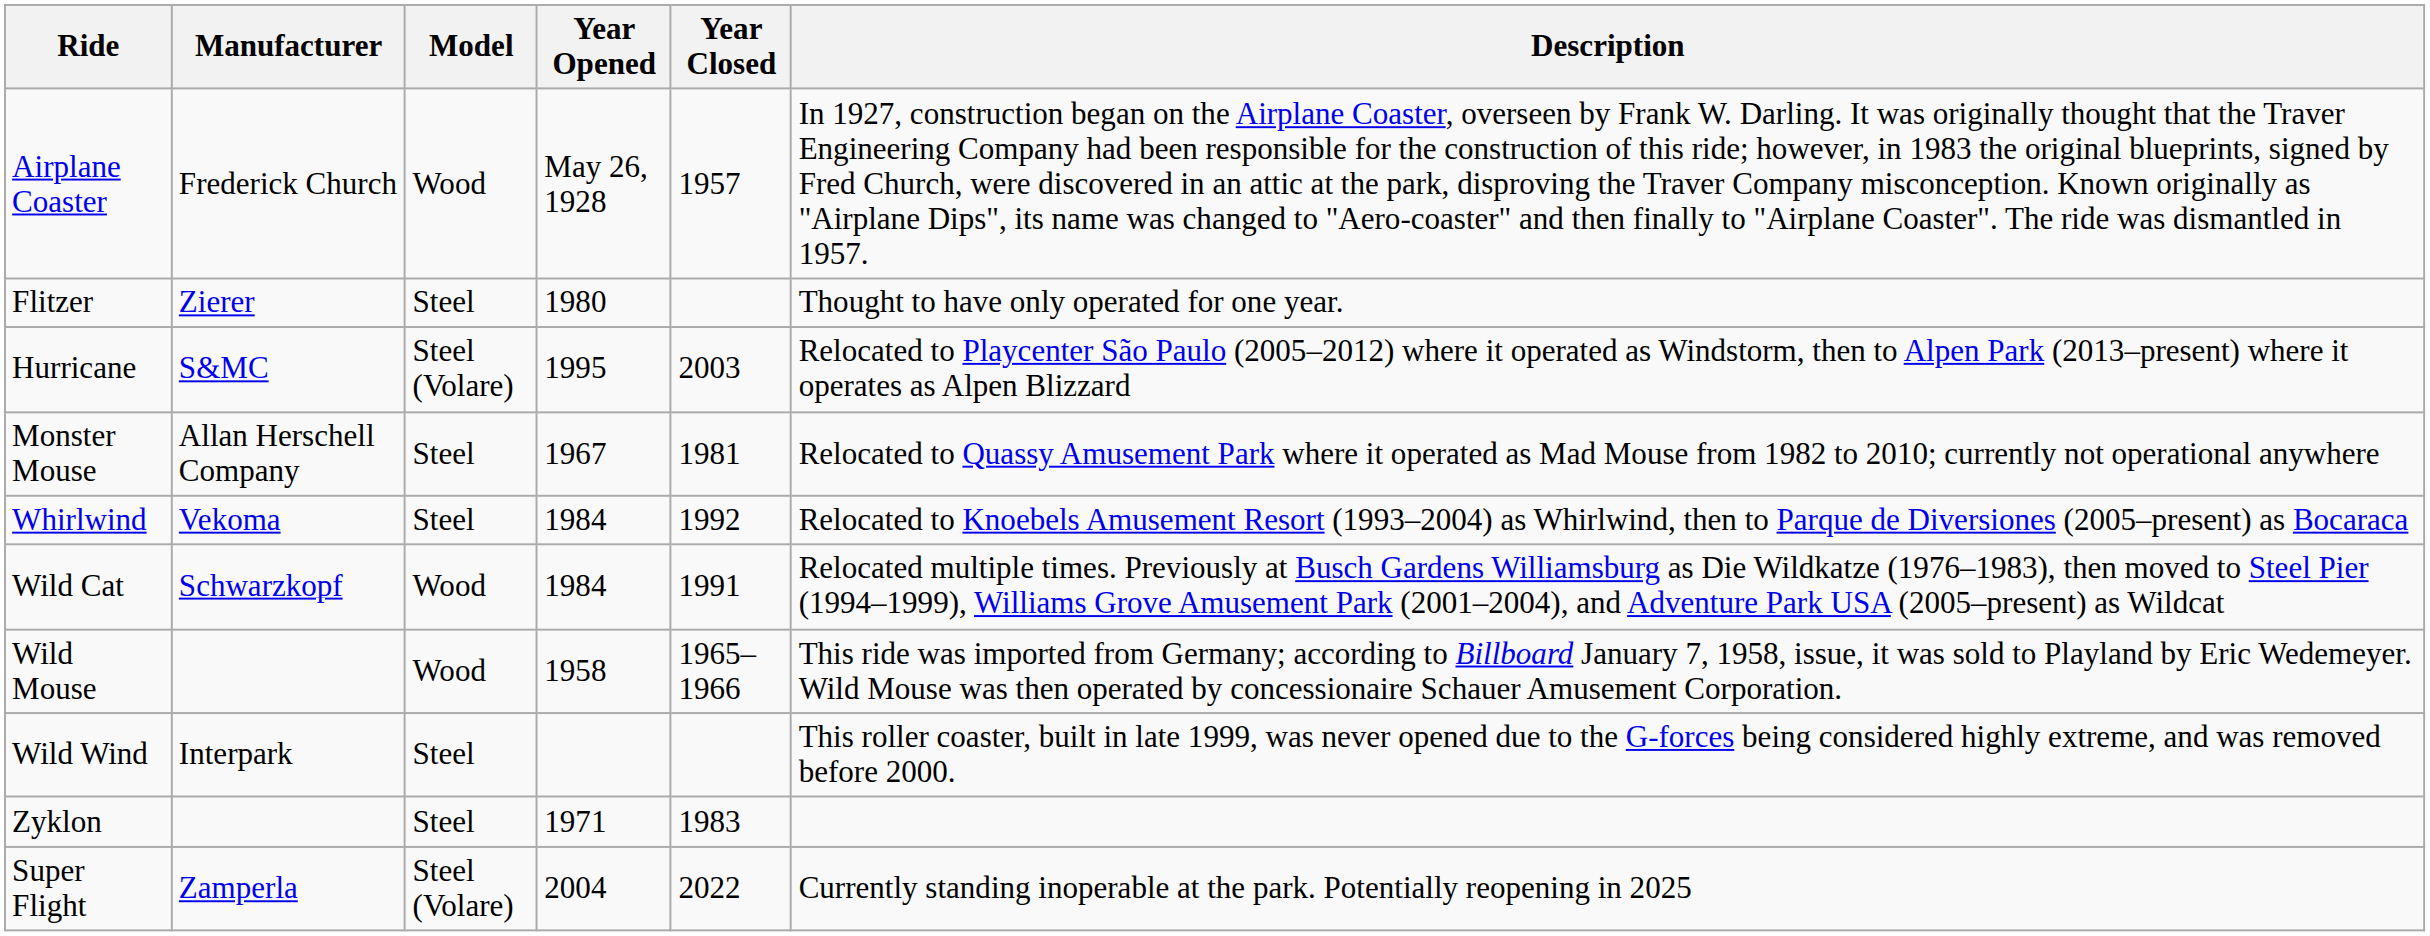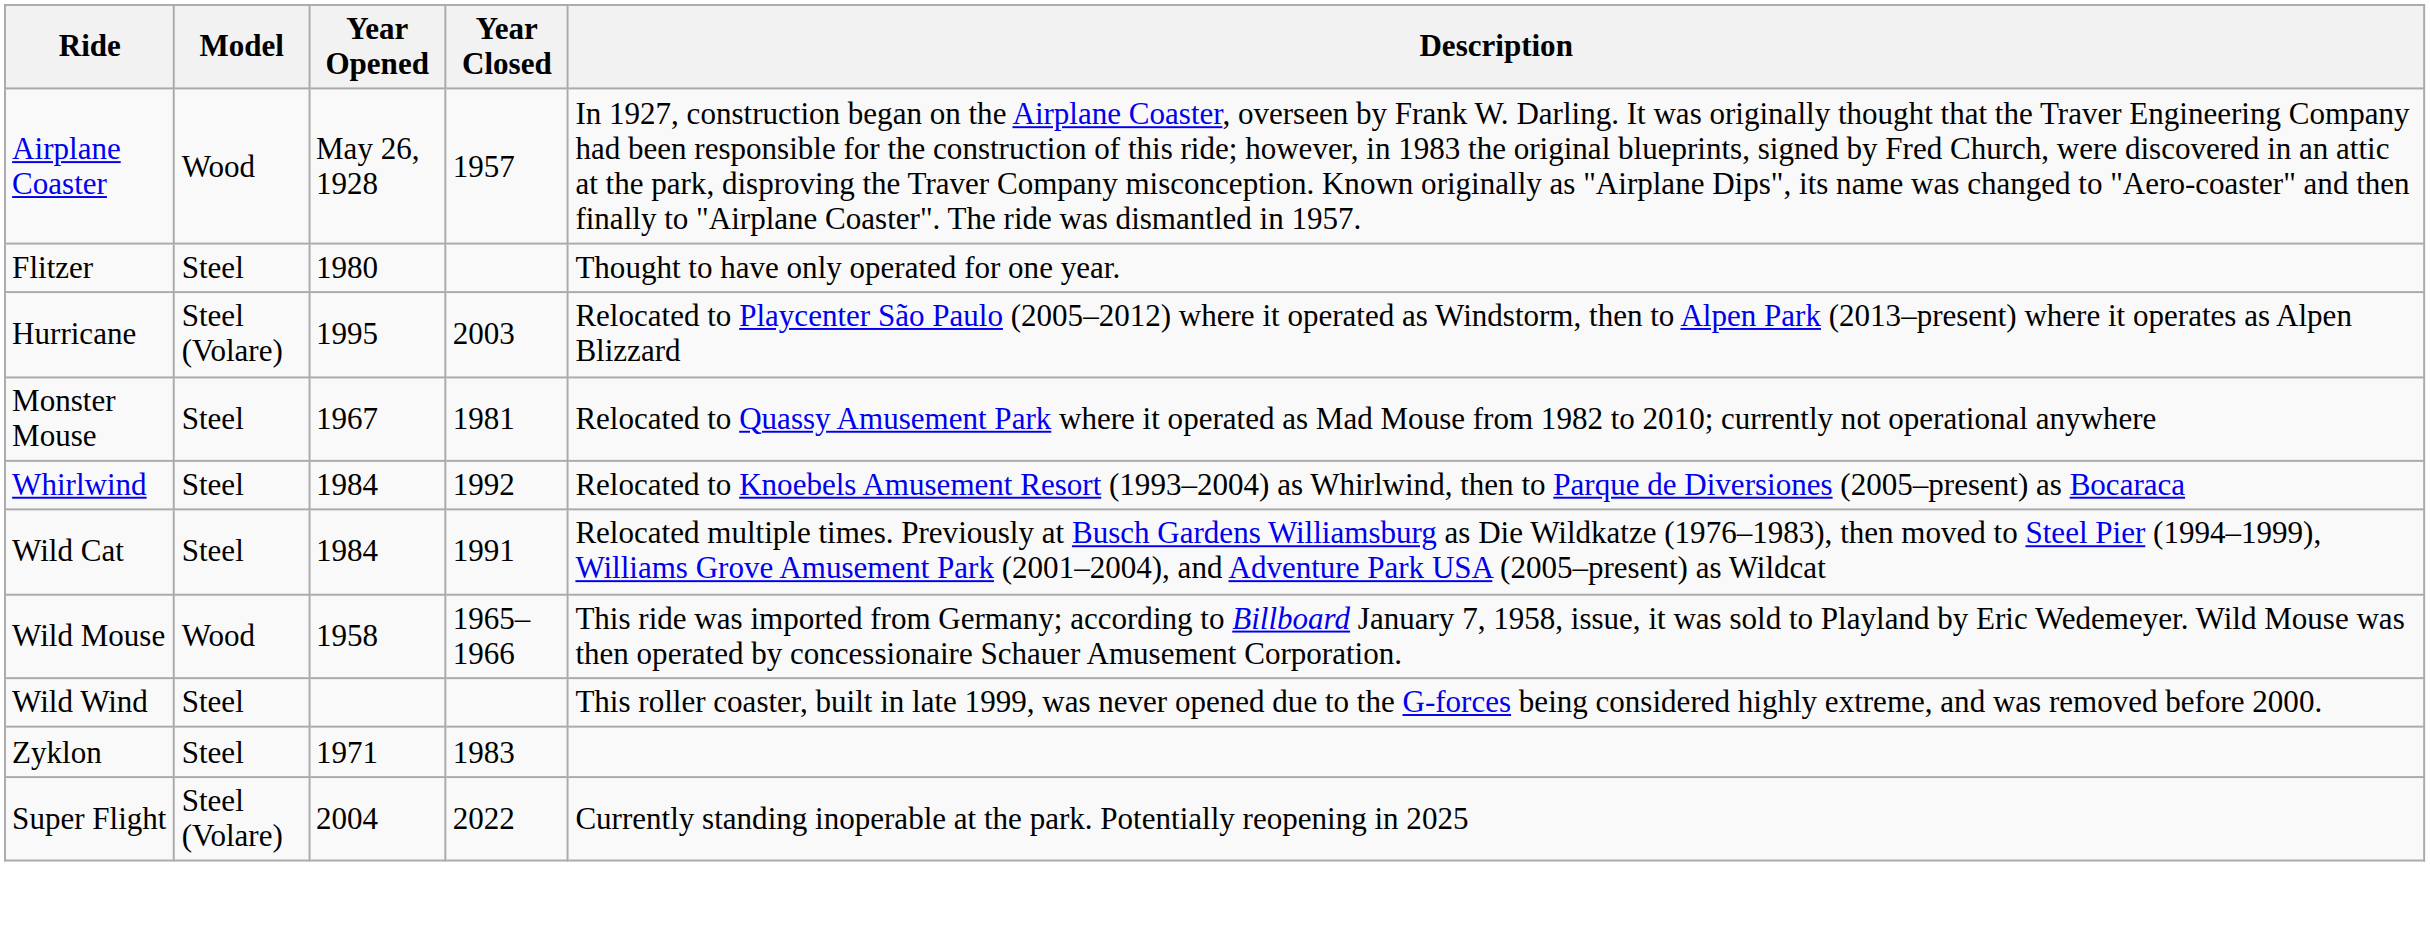- column: (289, 46)
(449, 586) Wood -> (213, 551) Steel
